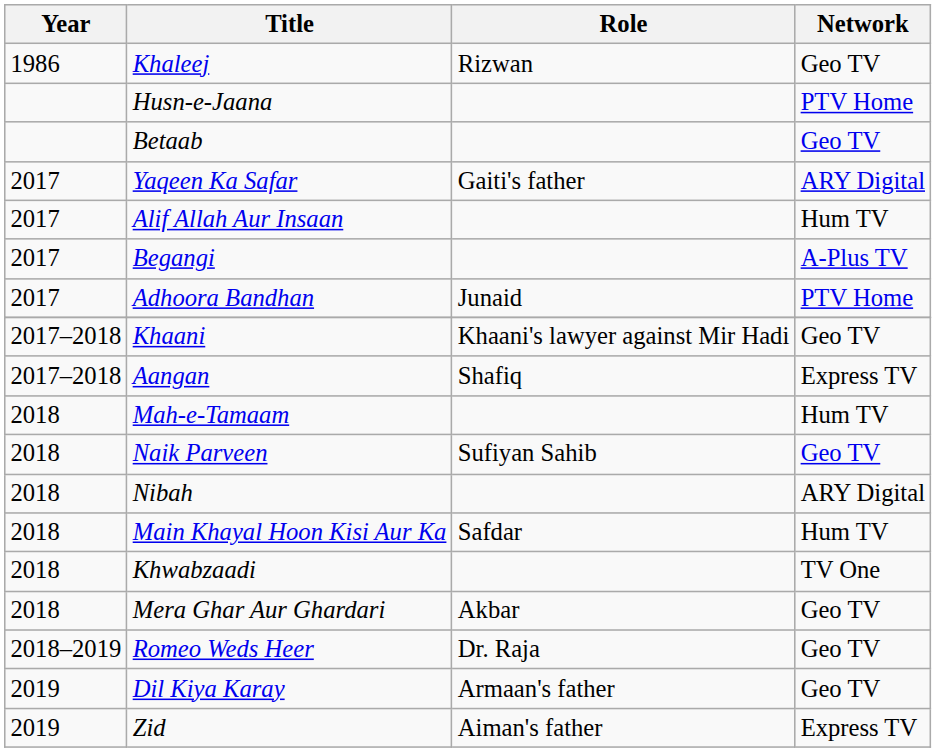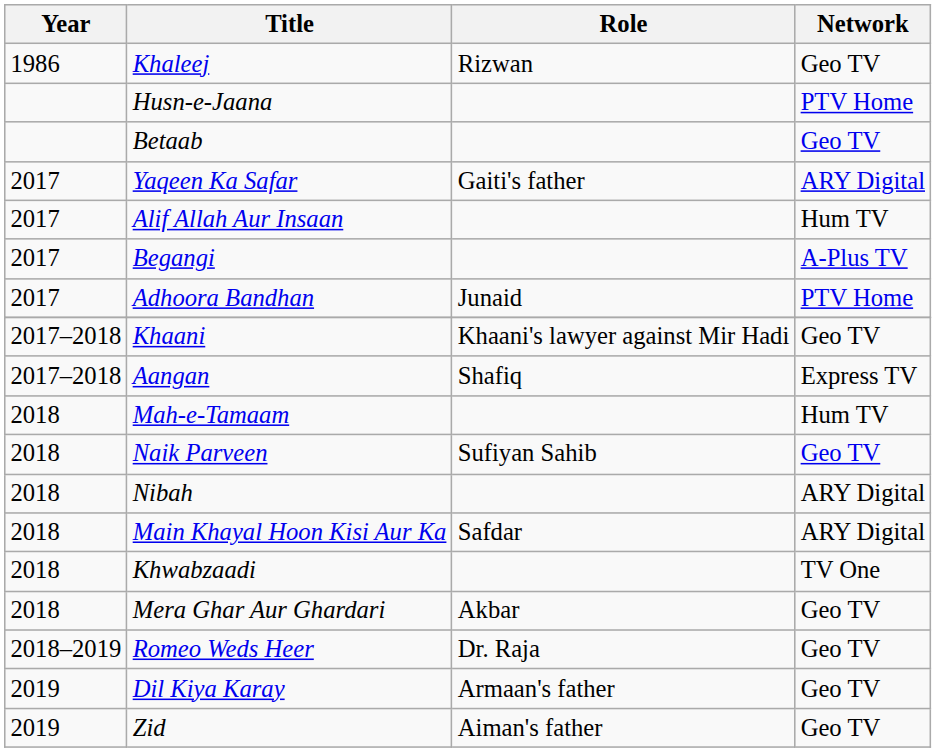(845, 532) Hum TV -> (863, 532) ARY Digital
(859, 727) Express TV -> (840, 727) Geo TV
